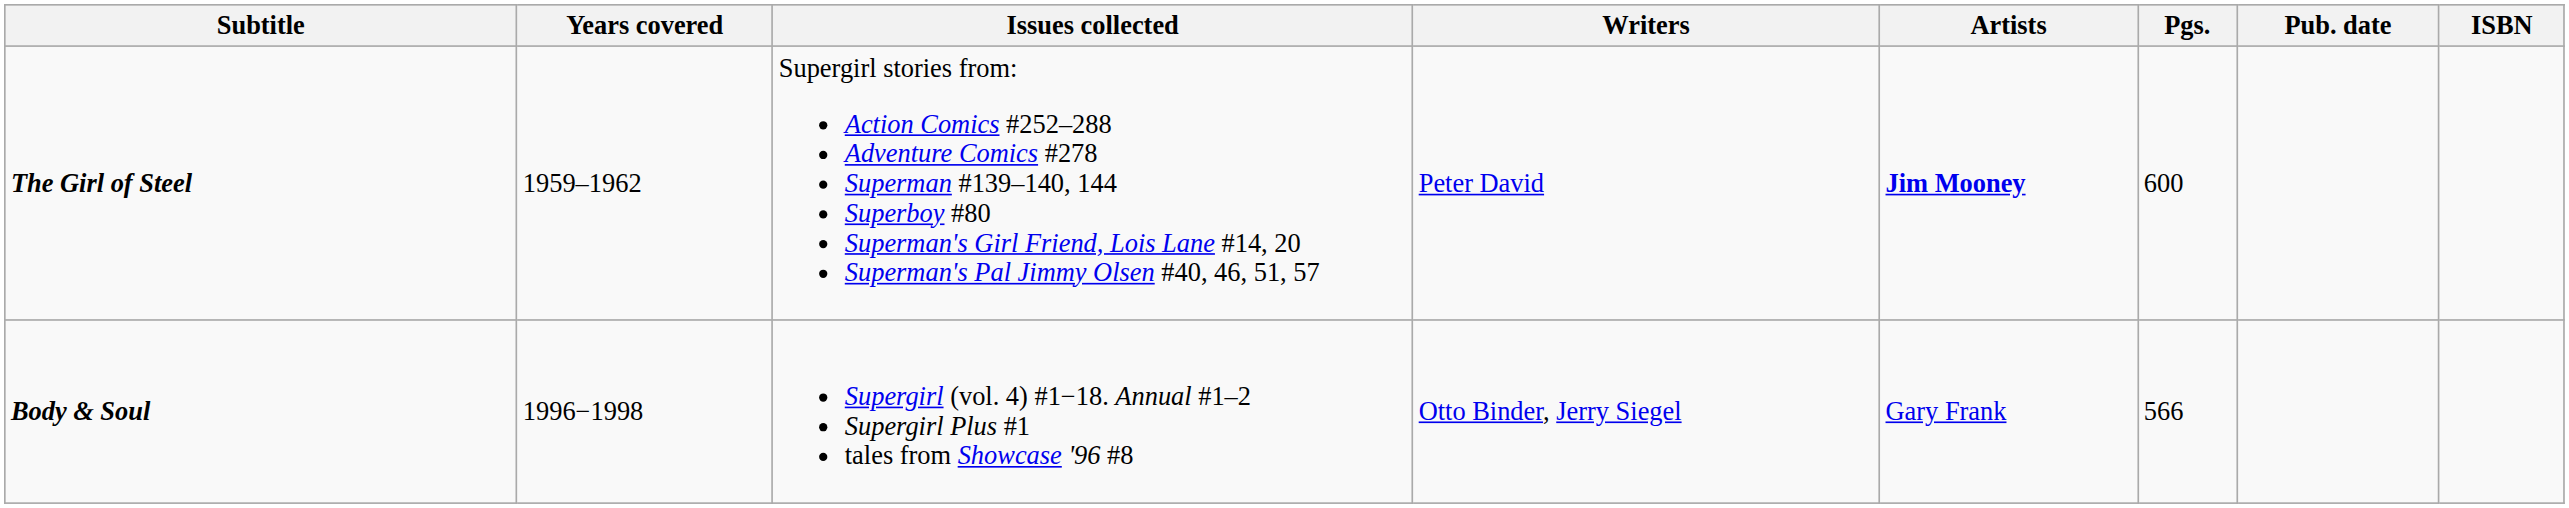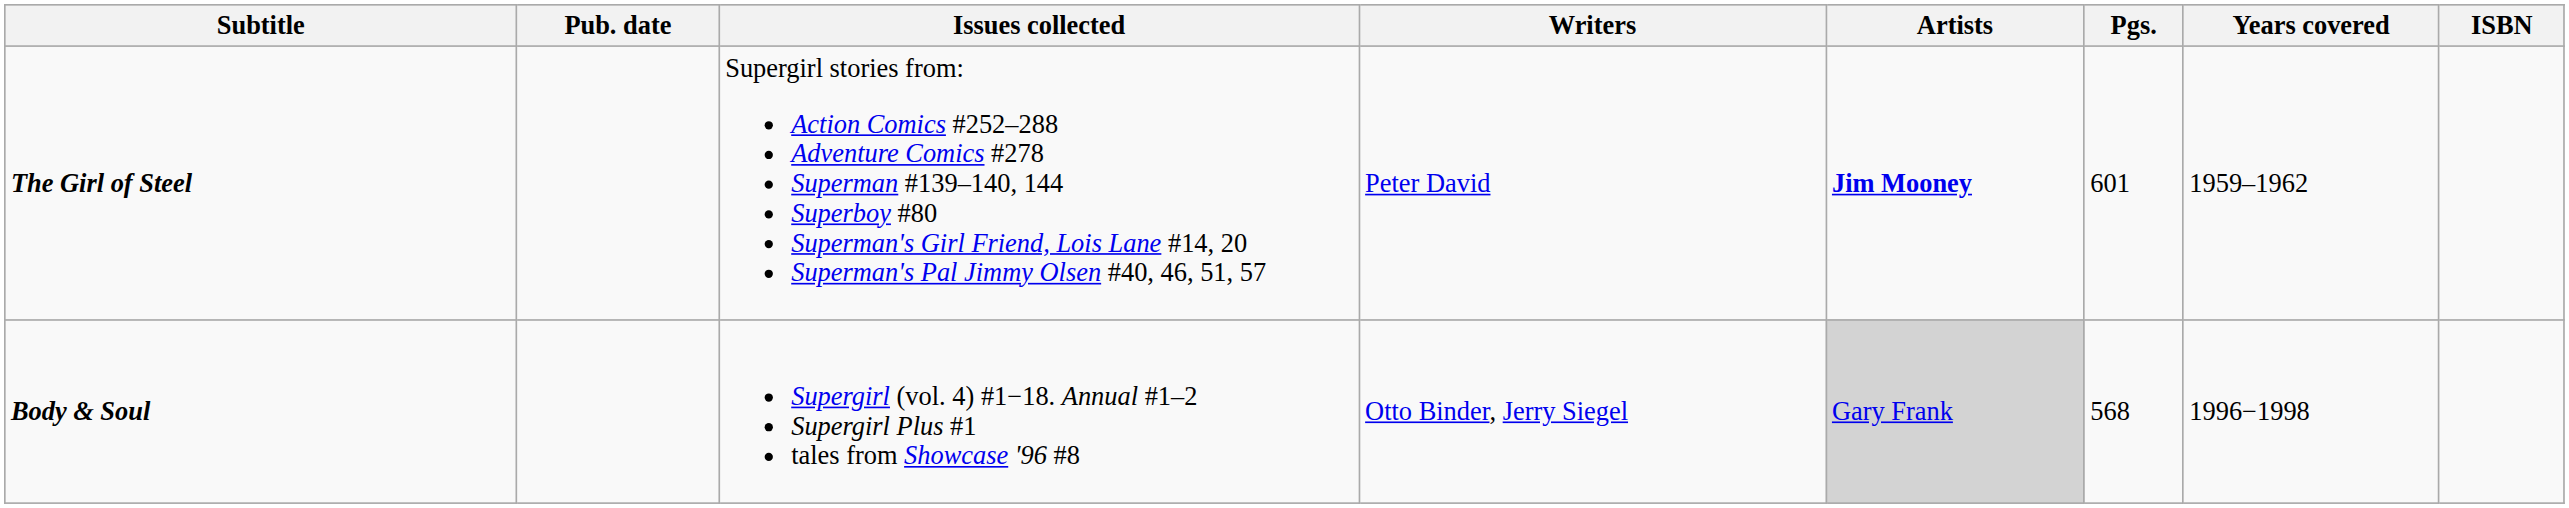columns swapped: (645, 25) <-> (2338, 25)
(2164, 182) 600 -> (2110, 182) 601
(1946, 411) no background -> (1892, 411) lightgrey background
(2164, 411) 566 -> (2110, 411) 568
